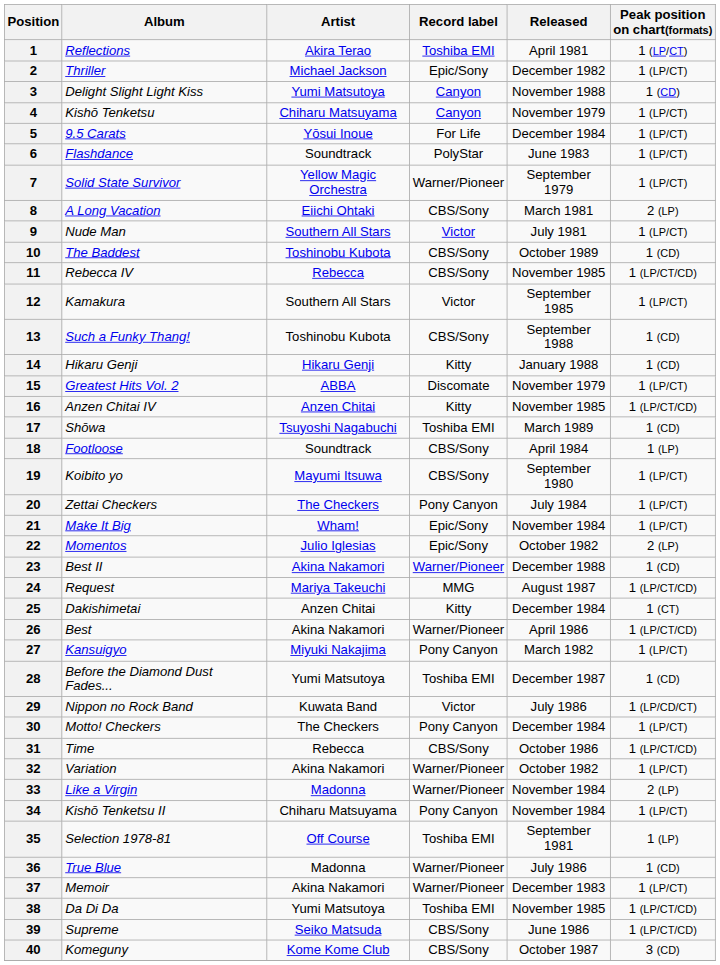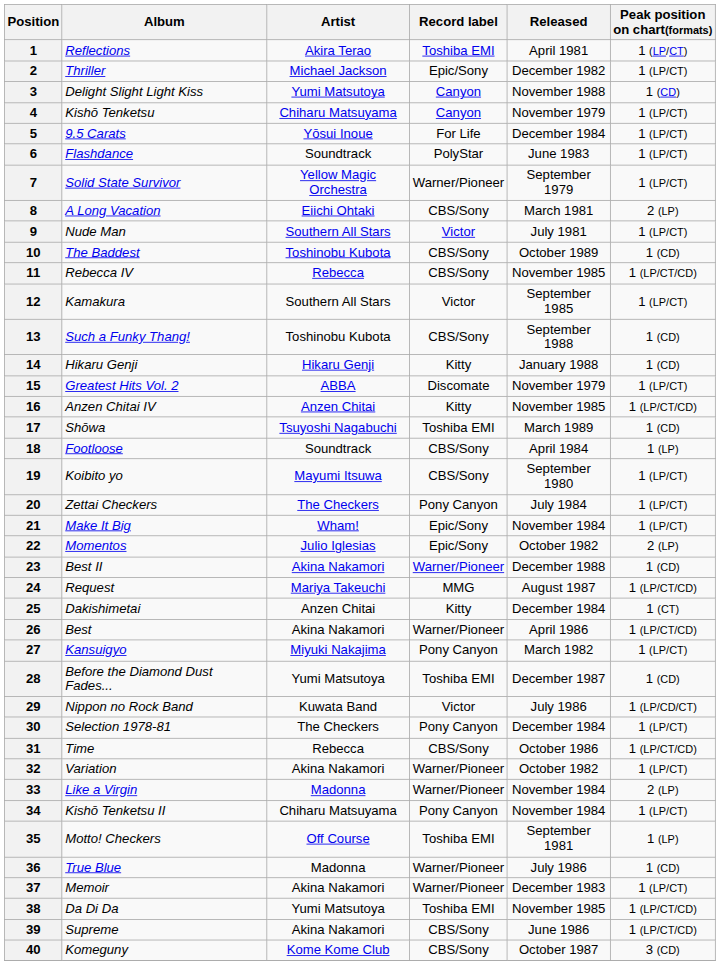(113, 727) Motto! Checkers -> (118, 727) Selection 1978-81
(118, 839) Selection 1978-81 -> (113, 839) Motto! Checkers
(338, 929) Seiko Matsuda -> (338, 929) Akina Nakamori
